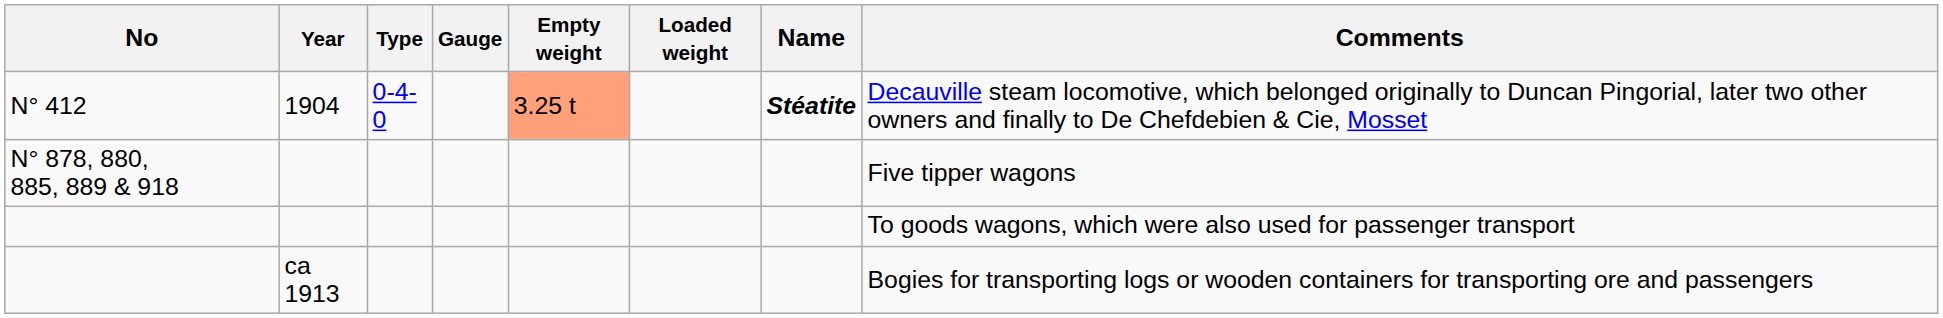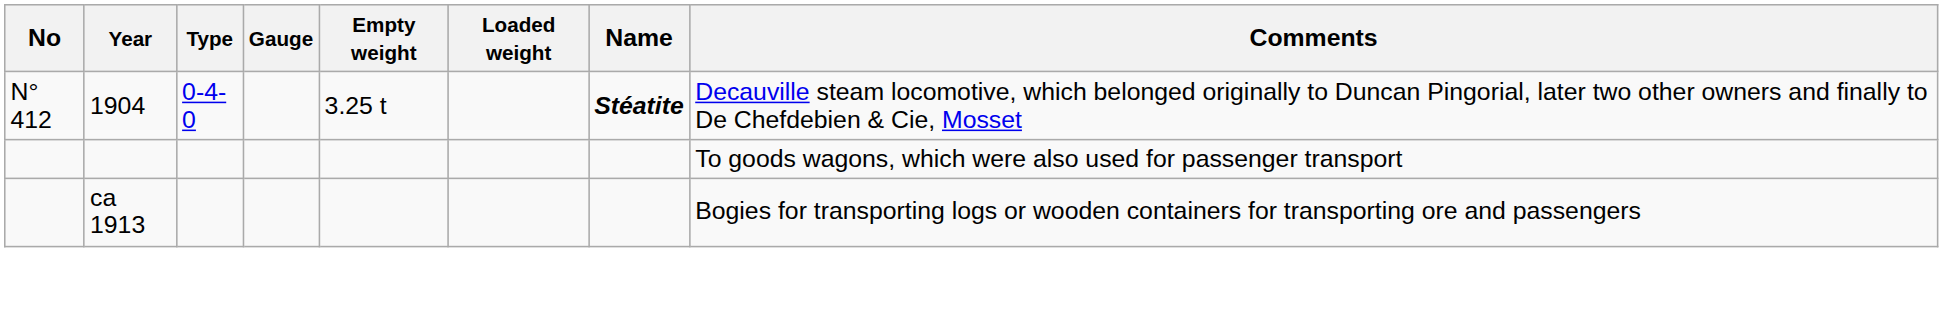(545, 105) lightsalmon background -> (356, 105) no background
- row: (95, 172)
